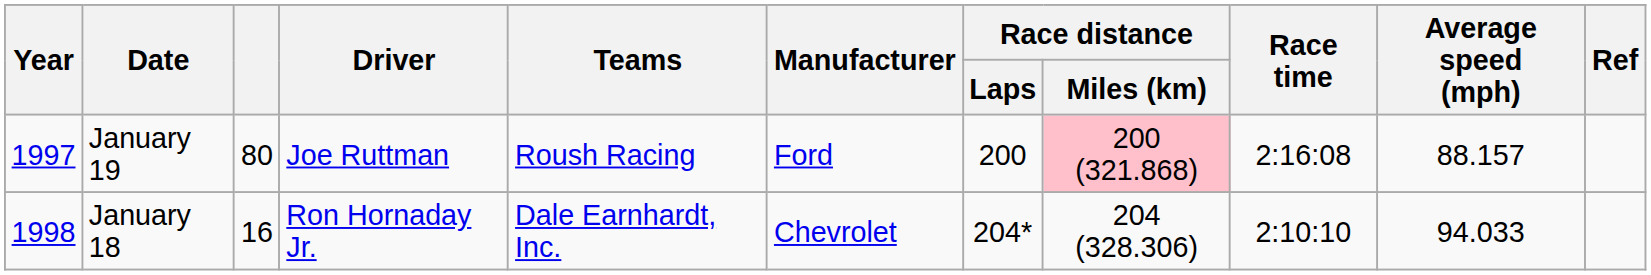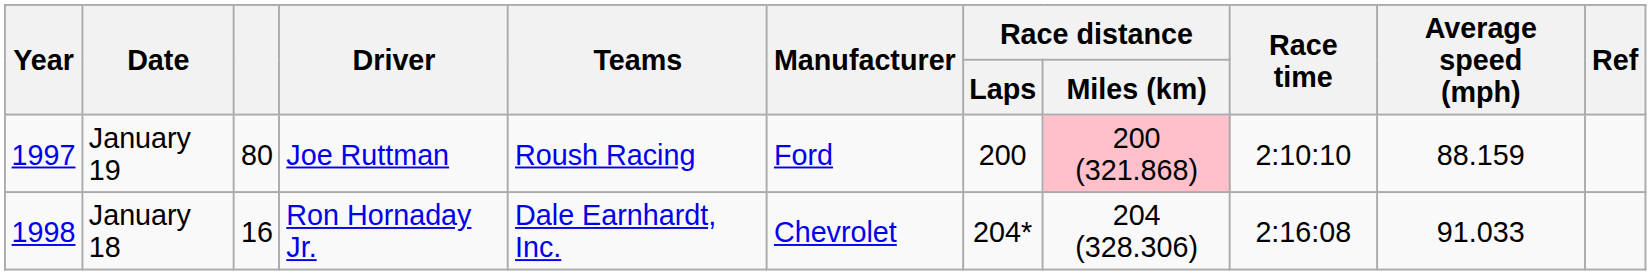(1303, 154) 2:16:08 -> (1303, 154) 2:10:10
(1481, 154) 88.157 -> (1481, 154) 88.159
(1303, 231) 2:10:10 -> (1303, 231) 2:16:08
(1481, 231) 94.033 -> (1481, 231) 91.033
